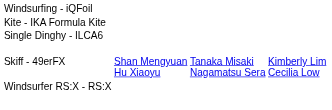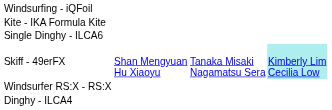(297, 67) no background -> (297, 67) paleturquoise background
+ row: (38, 100)
